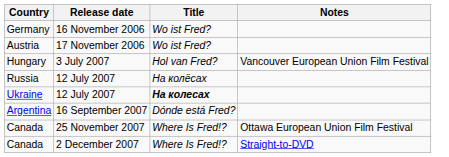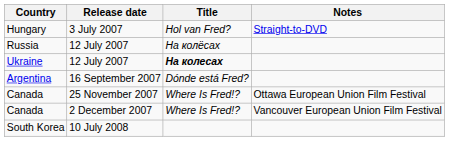- row: (28, 29)
- row: (23, 45)
(334, 62) Vancouver European Union Film Festival -> (290, 29) Straight-to-DVD
(277, 144) Straight-to-DVD -> (348, 111) Vancouver European Union Film Festival
+ row: (36, 128)
